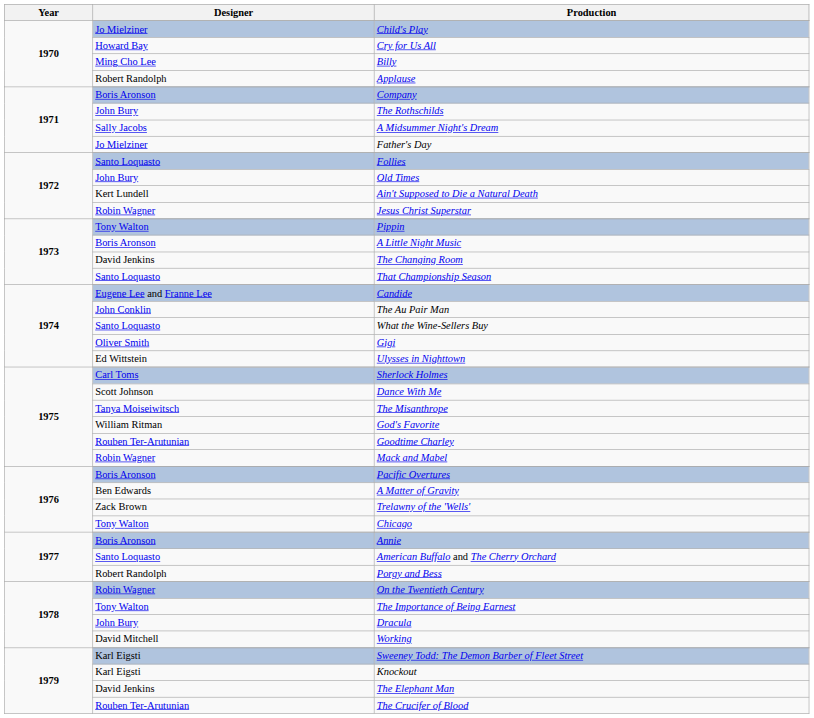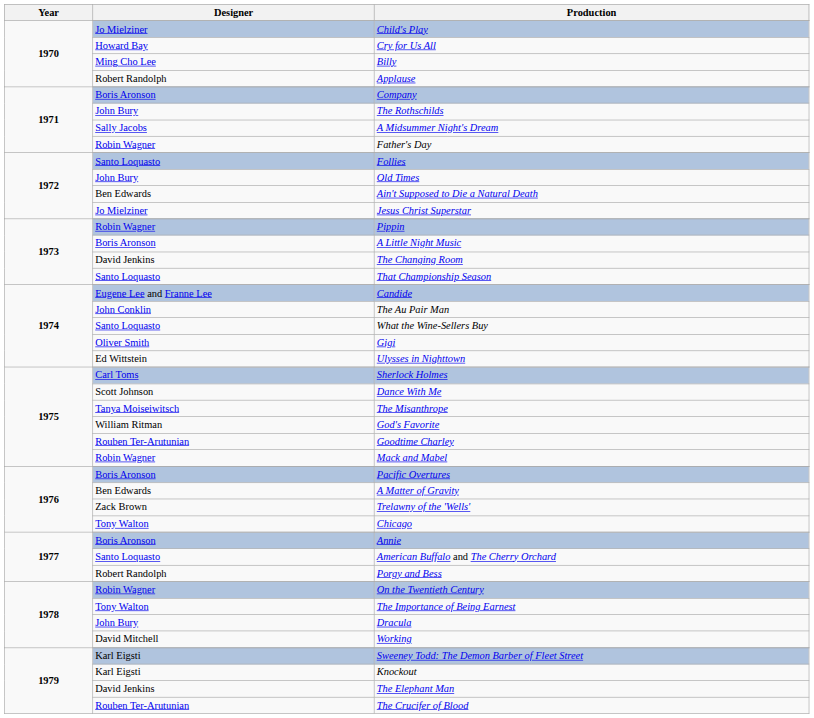(121, 144) Jo Mielziner -> (125, 144) Robin Wagner
(122, 194) Kert Lundell -> (123, 194) Ben Edwards
(125, 210) Robin Wagner -> (121, 210) Jo Mielziner
(122, 227) Tony Walton -> (125, 227) Robin Wagner
